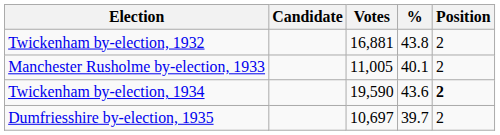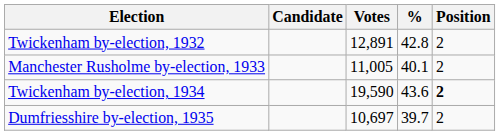(372, 42) 16,881 -> (372, 42) 12,891
(415, 42) 43.8 -> (415, 42) 42.8
